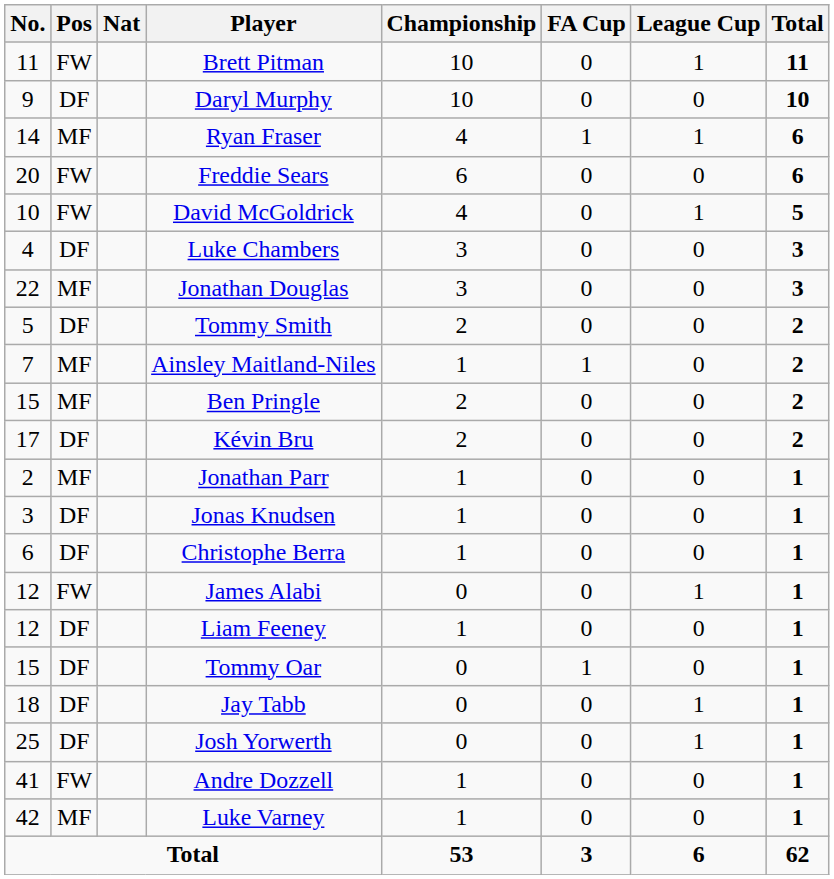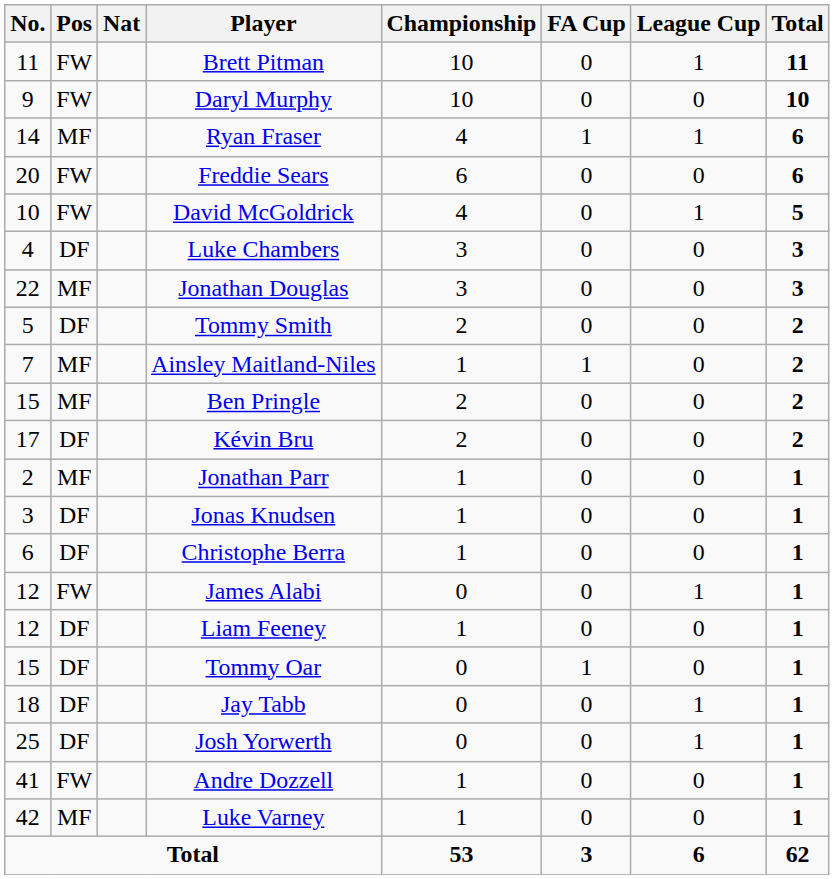(74, 99) DF -> (74, 99) FW
